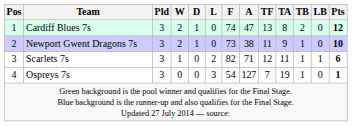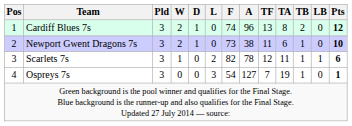(249, 28) 47 -> (249, 28) 96
(285, 43) 9 -> (285, 43) 6
(249, 59) 71 -> (249, 59) 78
